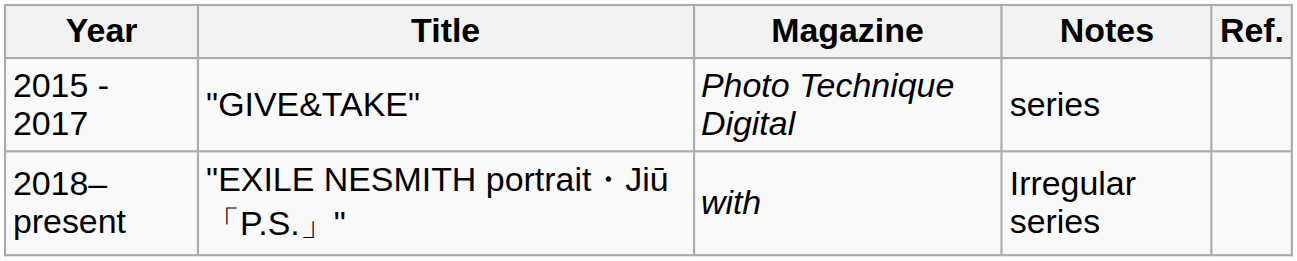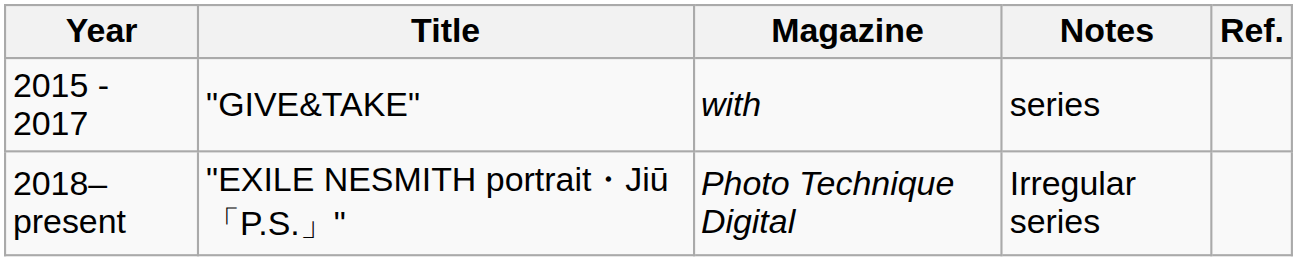(828, 104) Photo Technique Digital -> (731, 104) with
(731, 202) with -> (828, 202) Photo Technique Digital
